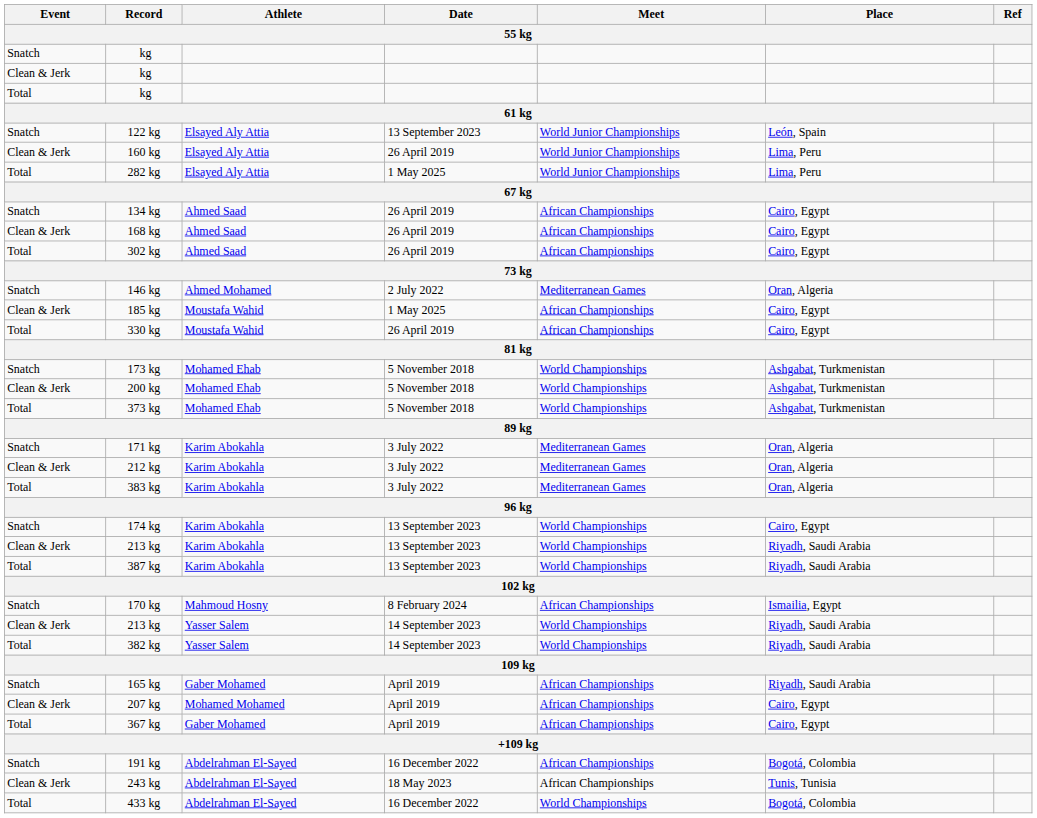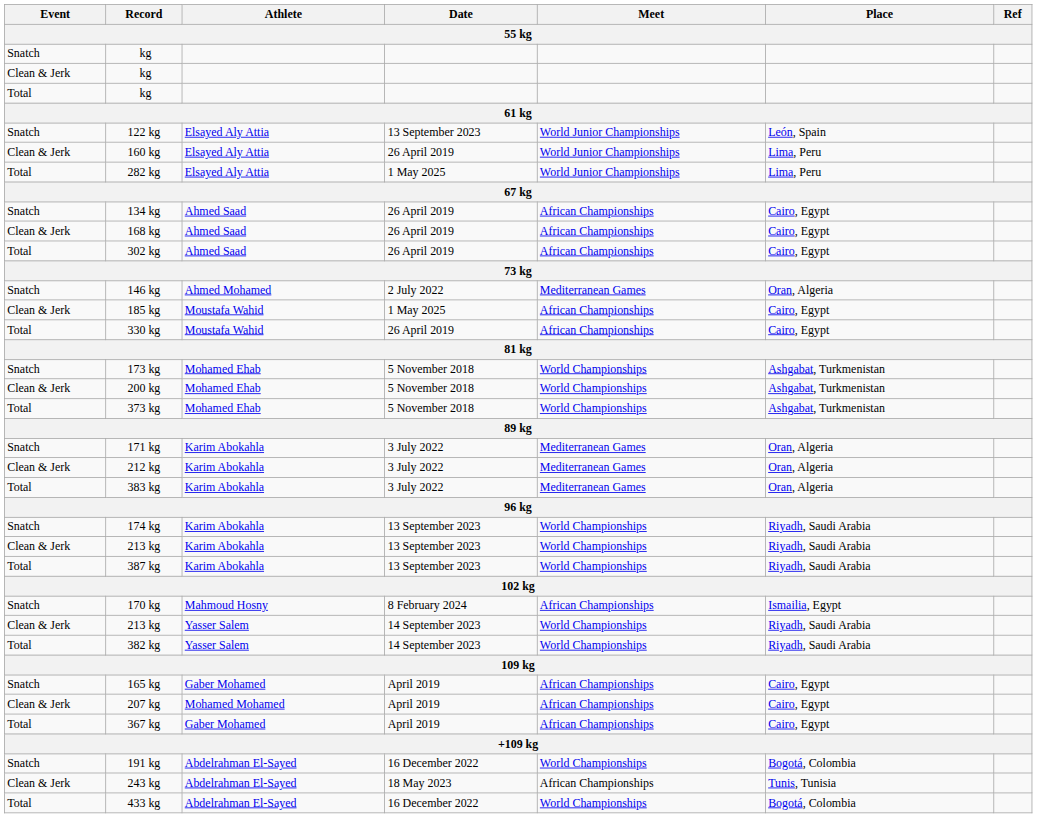(799, 527) Cairo, Egypt -> (819, 527) Riyadh, Saudi Arabia
(819, 684) Riyadh, Saudi Arabia -> (799, 684) Cairo, Egypt
(597, 763) African Championships -> (593, 763) World Championships
